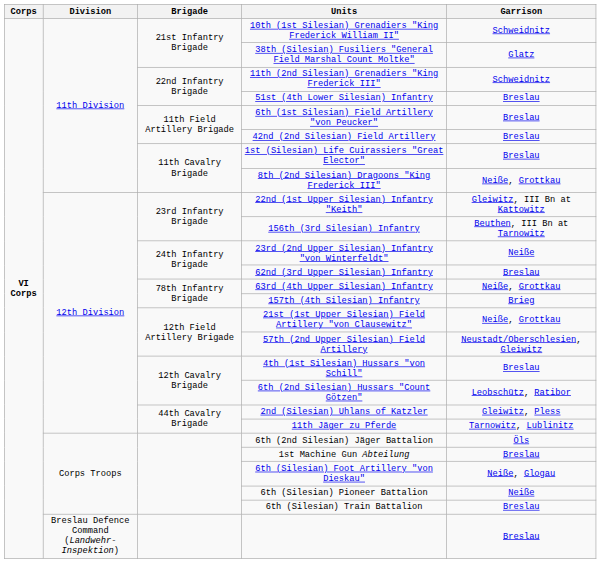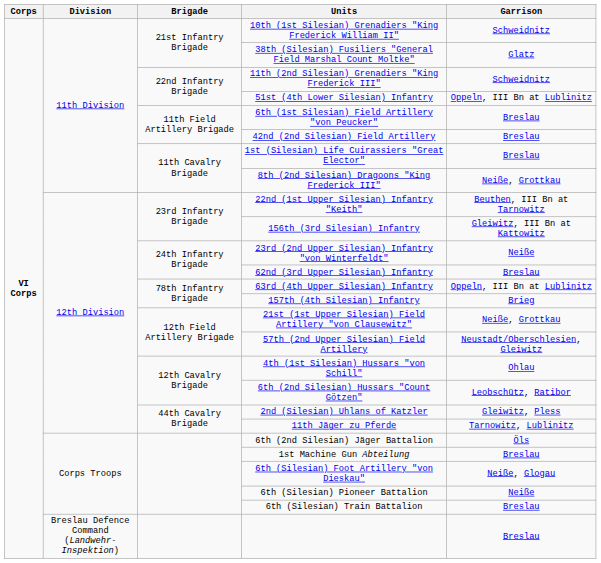(521, 98) Breslau -> (521, 98) Oppeln, III Bn at Lublinitz
(521, 205) Gleiwitz, III Bn at Kattowitz -> (521, 205) Beuthen, III Bn at Tarnowitz
(521, 229) Beuthen, III Bn at Tarnowitz -> (521, 229) Gleiwitz, III Bn at Kattowitz
(521, 286) Neiße, Grottkau -> (521, 286) Oppeln, III Bn at Lublinitz
(521, 368) Breslau -> (521, 368) Ohlau
